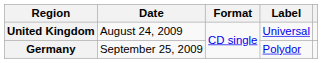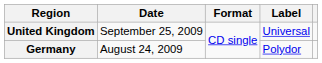(141, 31) August 24, 2009 -> (151, 31) September 25, 2009
(151, 49) September 25, 2009 -> (141, 49) August 24, 2009
